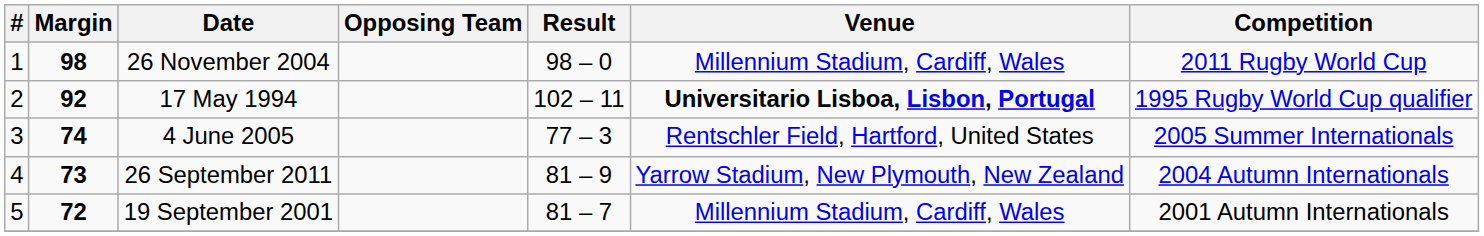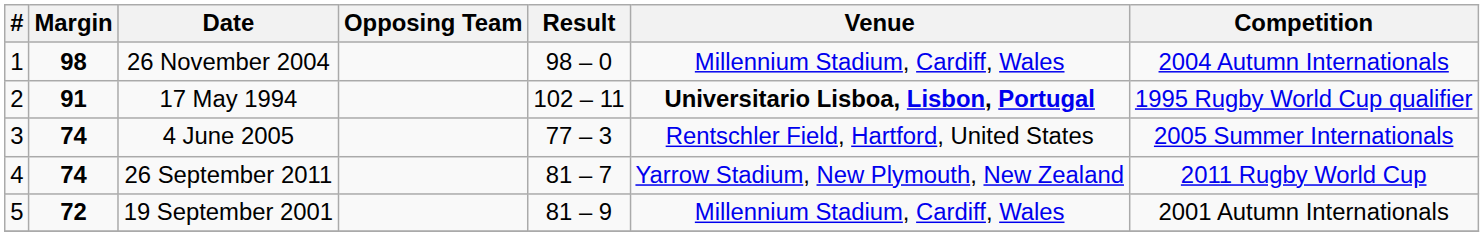(1304, 61) 2011 Rugby World Cup -> (1304, 61) 2004 Autumn Internationals
(74, 99) 92 -> (74, 99) 91
(74, 174) 73 -> (74, 174) 74
(579, 174) 81 – 9 -> (579, 174) 81 – 7
(1304, 174) 2004 Autumn Internationals -> (1304, 174) 2011 Rugby World Cup
(579, 212) 81 – 7 -> (579, 212) 81 – 9
